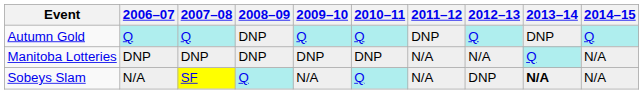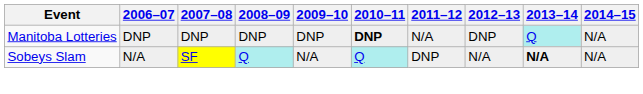- row: (46, 36)
(368, 57) normal -> (368, 36) bold
(479, 57) N/A -> (482, 36) DNP
(422, 78) N/A -> (425, 57) DNP
(482, 78) DNP -> (479, 57) N/A
